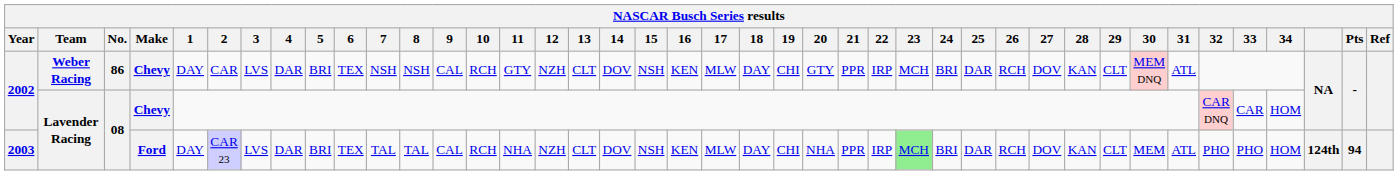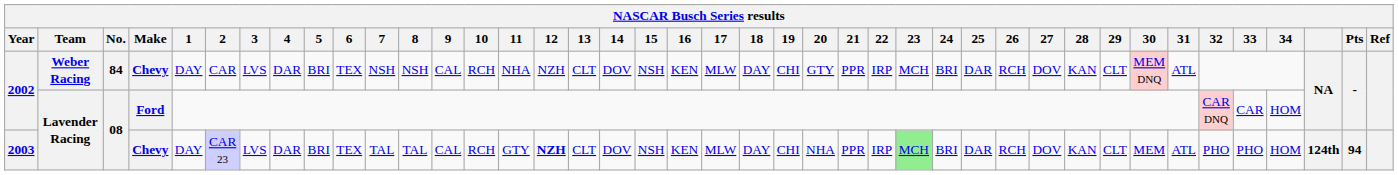(117, 70) 86 -> (116, 70) 84
(518, 70) GTY -> (516, 70) NHA
(152, 110) Chevy -> (150, 110) Ford
(152, 149) Ford -> (150, 149) Chevy
(518, 149) NHA -> (516, 149) GTY
(552, 149) normal -> (551, 149) bold
